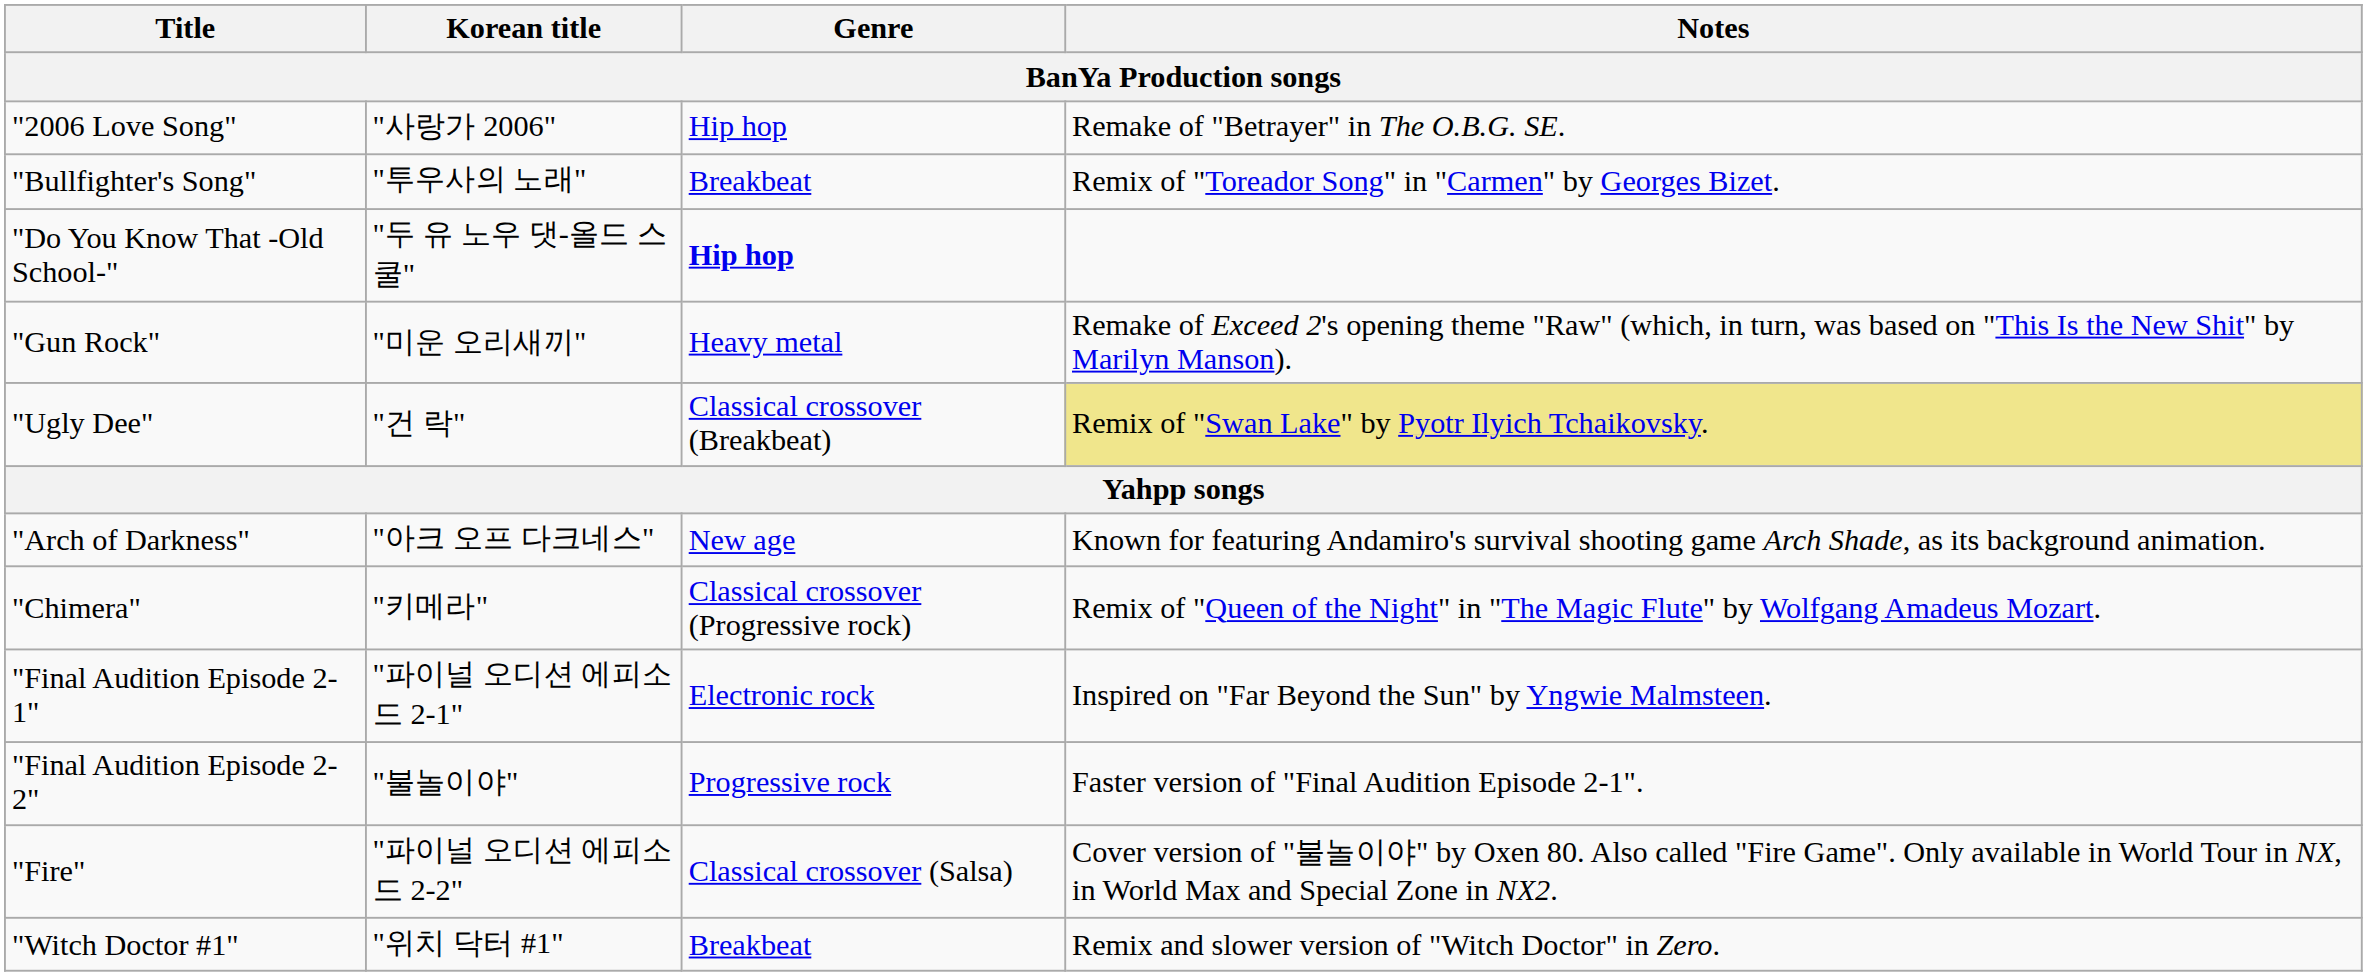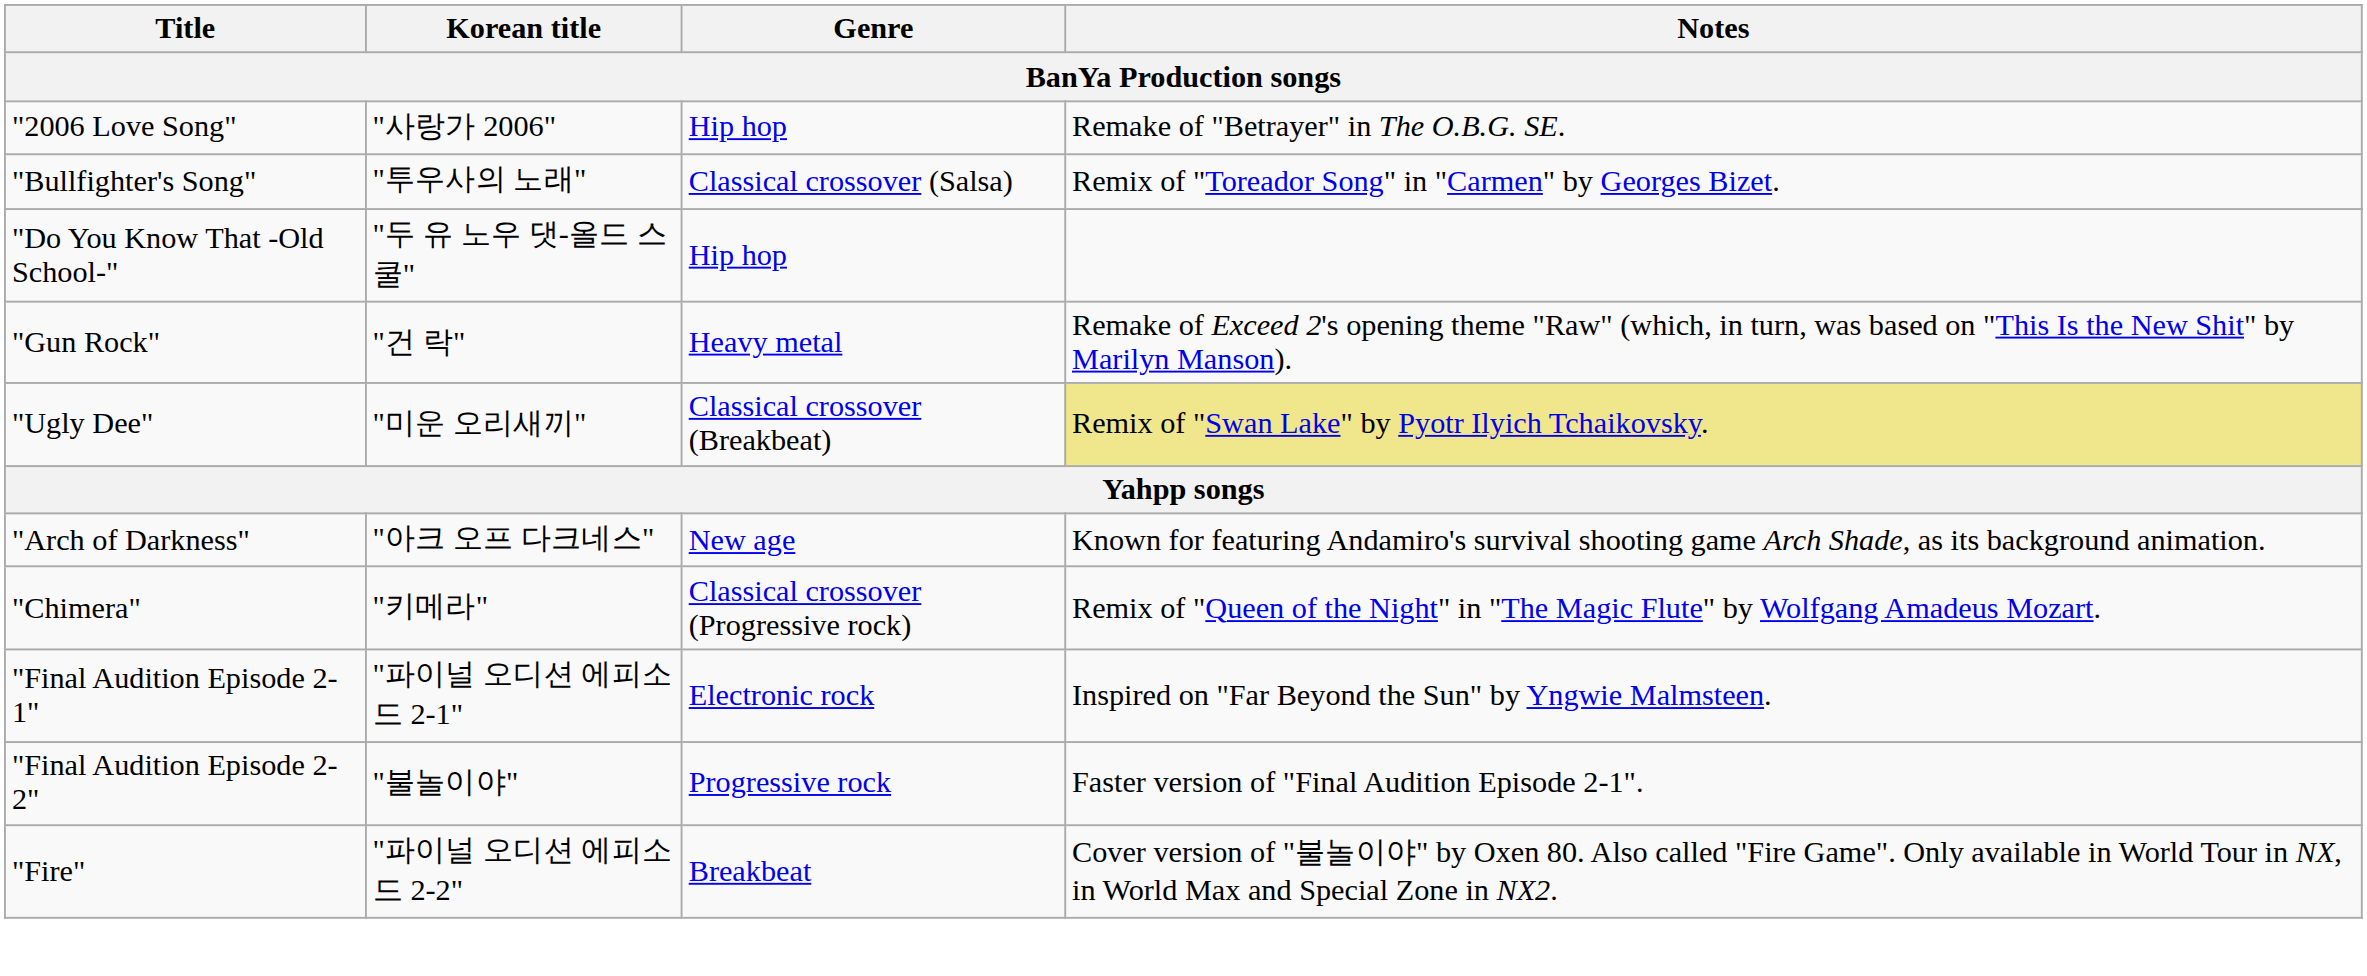(750, 180) Breakbeat -> (851, 180) Classical crossover (Salsa)
(741, 254) bold -> (738, 254) normal
(479, 341) "미운 오리새끼" -> (419, 341) "건 락"
(419, 423) "건 락" -> (479, 423) "미운 오리새끼"
(851, 870) Classical crossover (Salsa) -> (750, 870) Breakbeat
- row: (125, 943)
